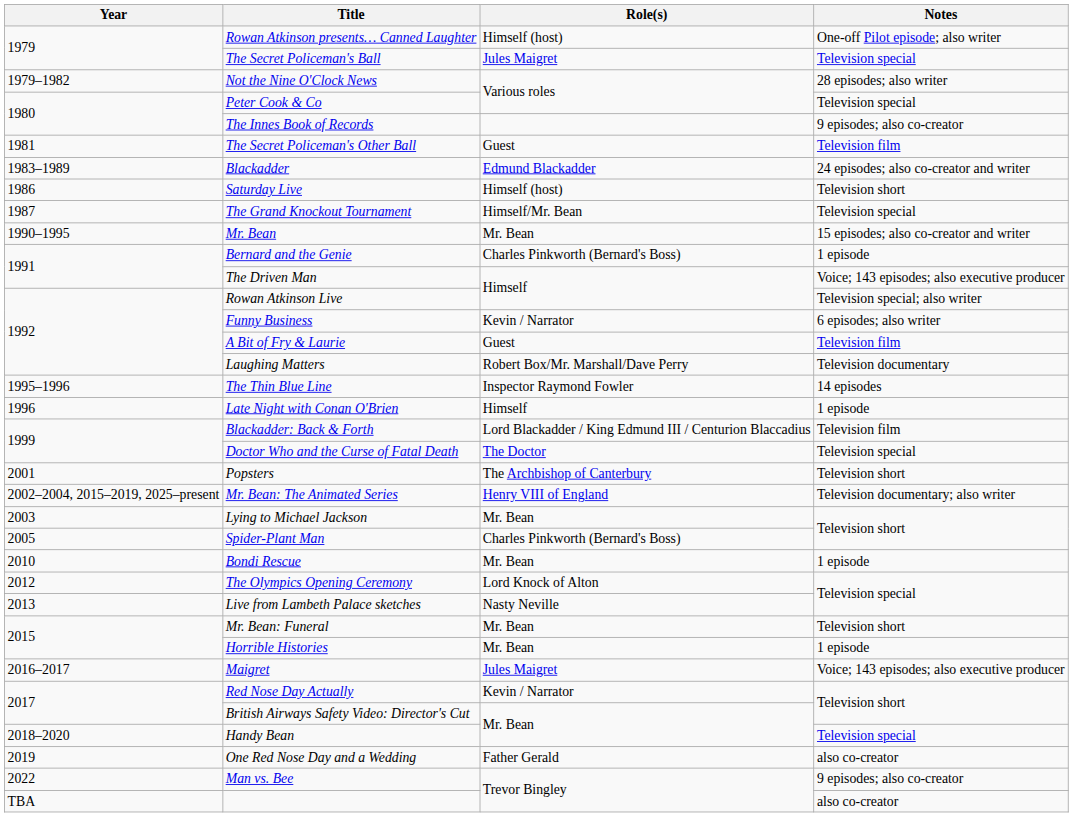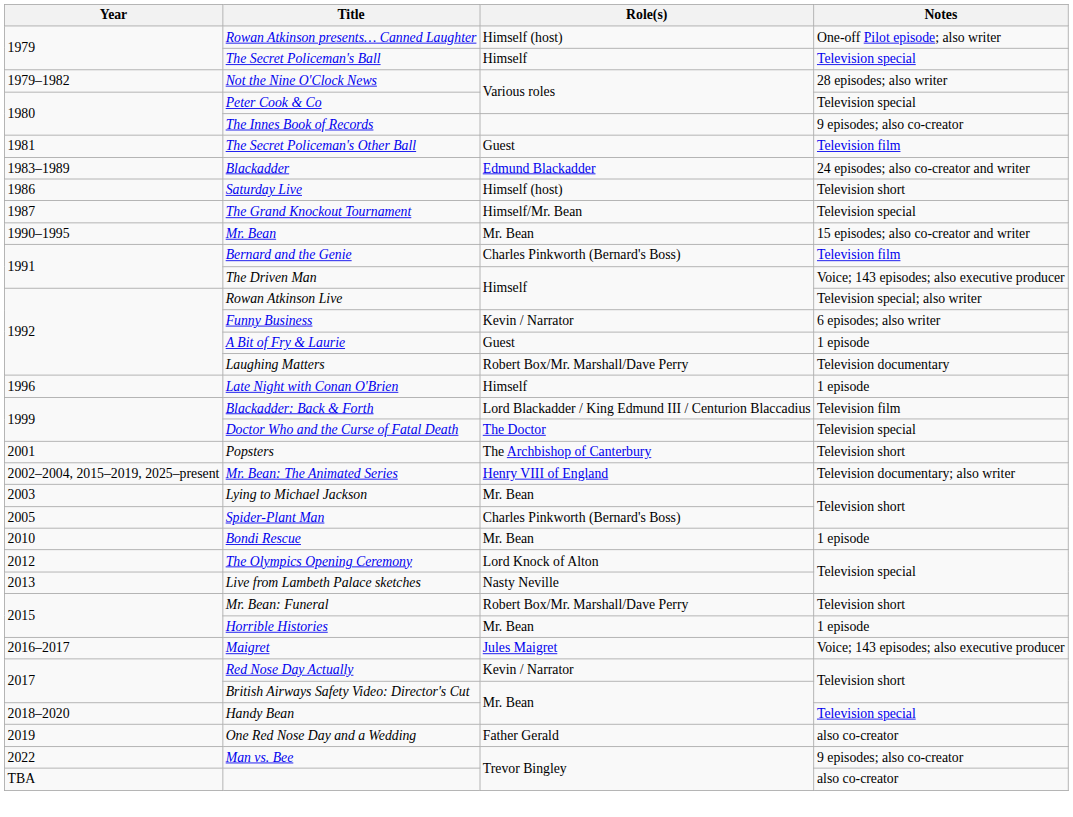(520, 59) Jules Maigret -> (505, 59) Himself
(843, 255) 1 episode -> (859, 255) Television film
(859, 342) Television film -> (843, 342) 1 episode
- row: (279, 386)
(508, 626) Mr. Bean -> (586, 604) Robert Box/Mr. Marshall/Dave Perry
